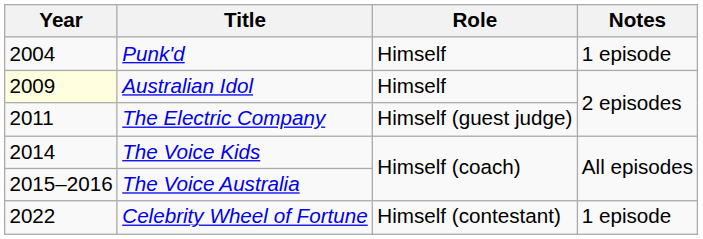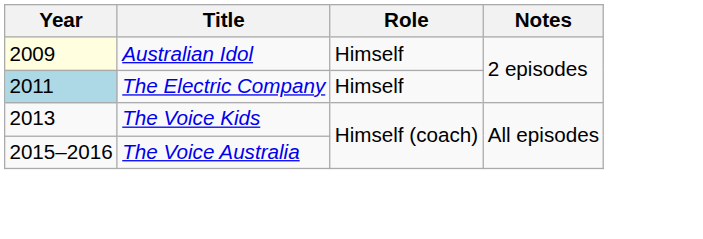- row: (153, 53)
(32, 119) no background -> (32, 86) lightblue background
(475, 119) Himself (guest judge) -> (369, 86) Himself
(32, 151) 2014 -> (32, 119) 2013
- row: (245, 217)
